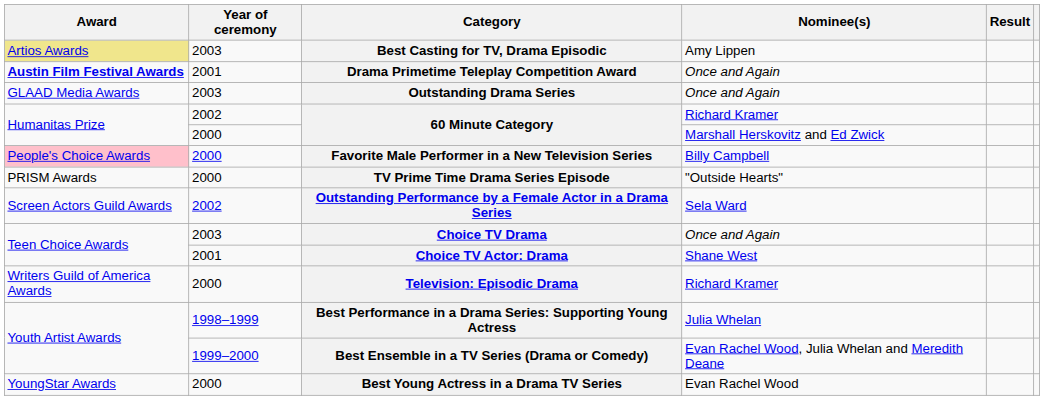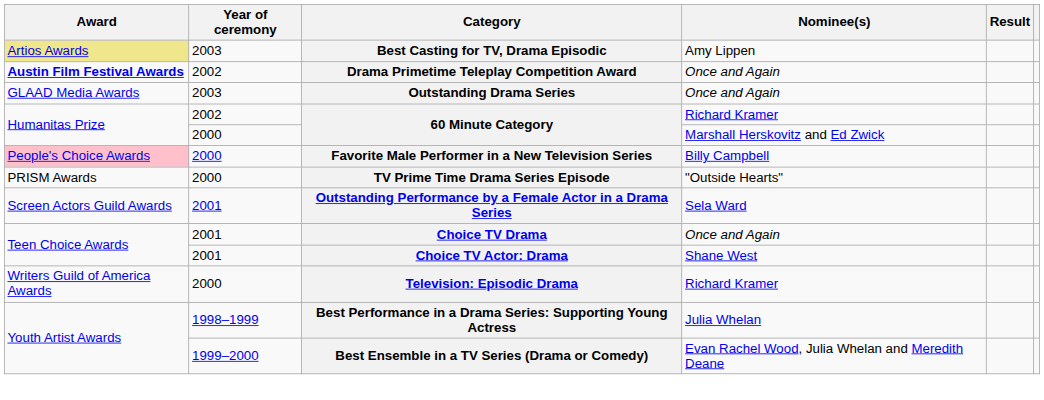(207, 72) 2001 -> (207, 72) 2002
(207, 205) 2002 -> (207, 205) 2001
(207, 234) 2003 -> (207, 234) 2001
- row: (492, 384)
